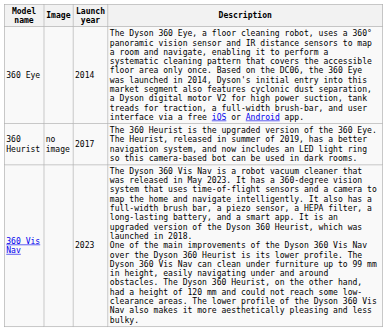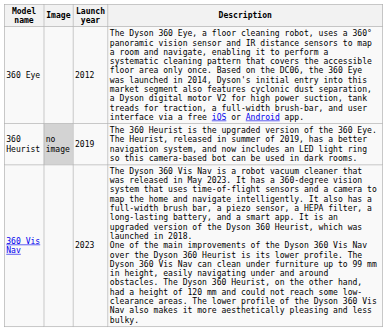(85, 75) 2014 -> (85, 75) 2012
(58, 144) no background -> (58, 144) lightgrey background
(85, 144) 2017 -> (85, 144) 2019
